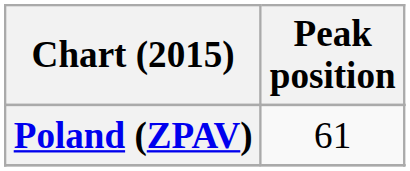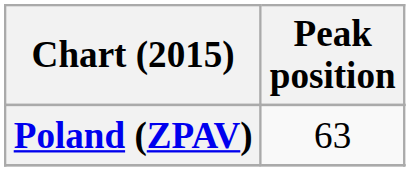(333, 134) 61 -> (333, 134) 63
